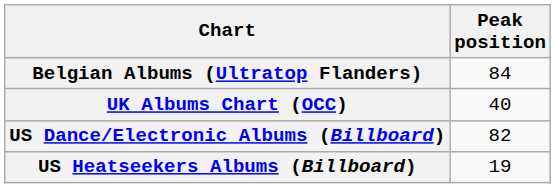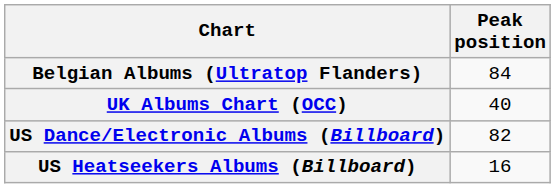(500, 167) 19 -> (500, 167) 16
